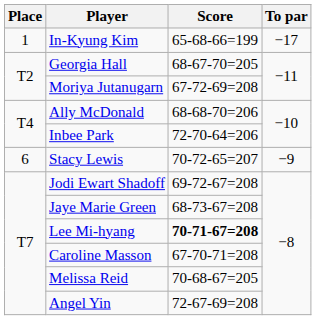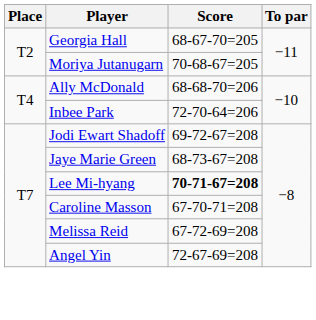- row: (94, 40)
(215, 87) 67-72-69=208 -> (215, 64) 70-68-67=205
- row: (86, 159)
(215, 278) 70-68-67=205 -> (215, 231) 67-72-69=208
